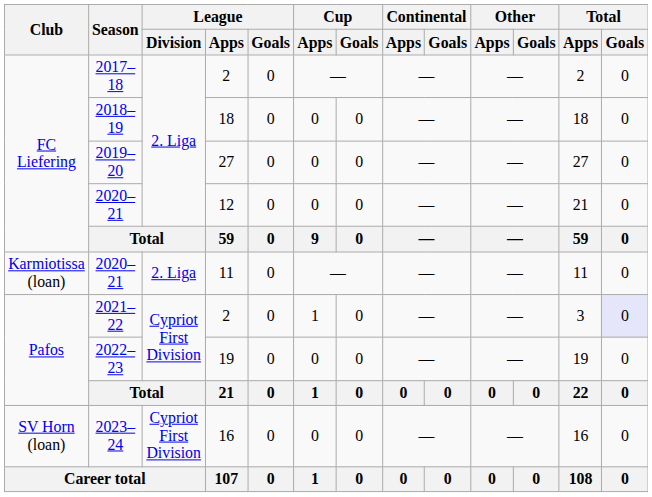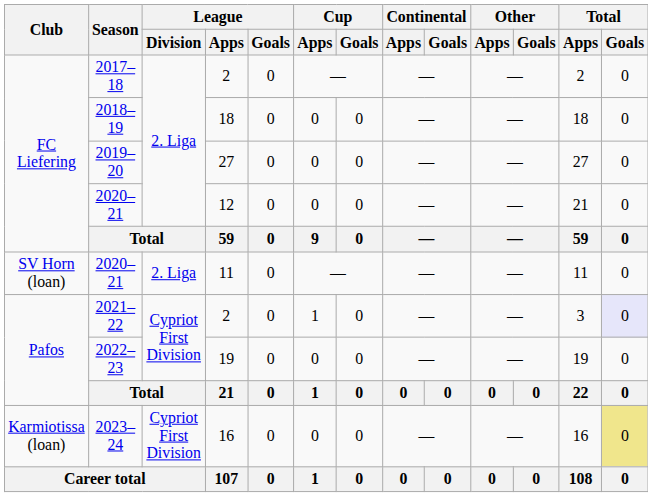(46, 273) Karmiotissa (loan) -> (46, 273) SV Horn (loan)
(46, 435) SV Horn (loan) -> (46, 435) Karmiotissa (loan)
(625, 435) no background -> (625, 435) khaki background
